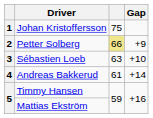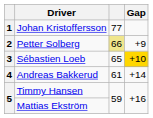(117, 28) 75 -> (117, 28) 77
(117, 59) 63 -> (117, 59) 65
(138, 59) no background -> (138, 59) gold background
